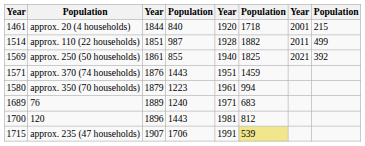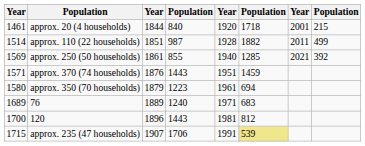(251, 57) 1825 -> (251, 57) 1285
(248, 88) 994 -> (248, 88) 694
